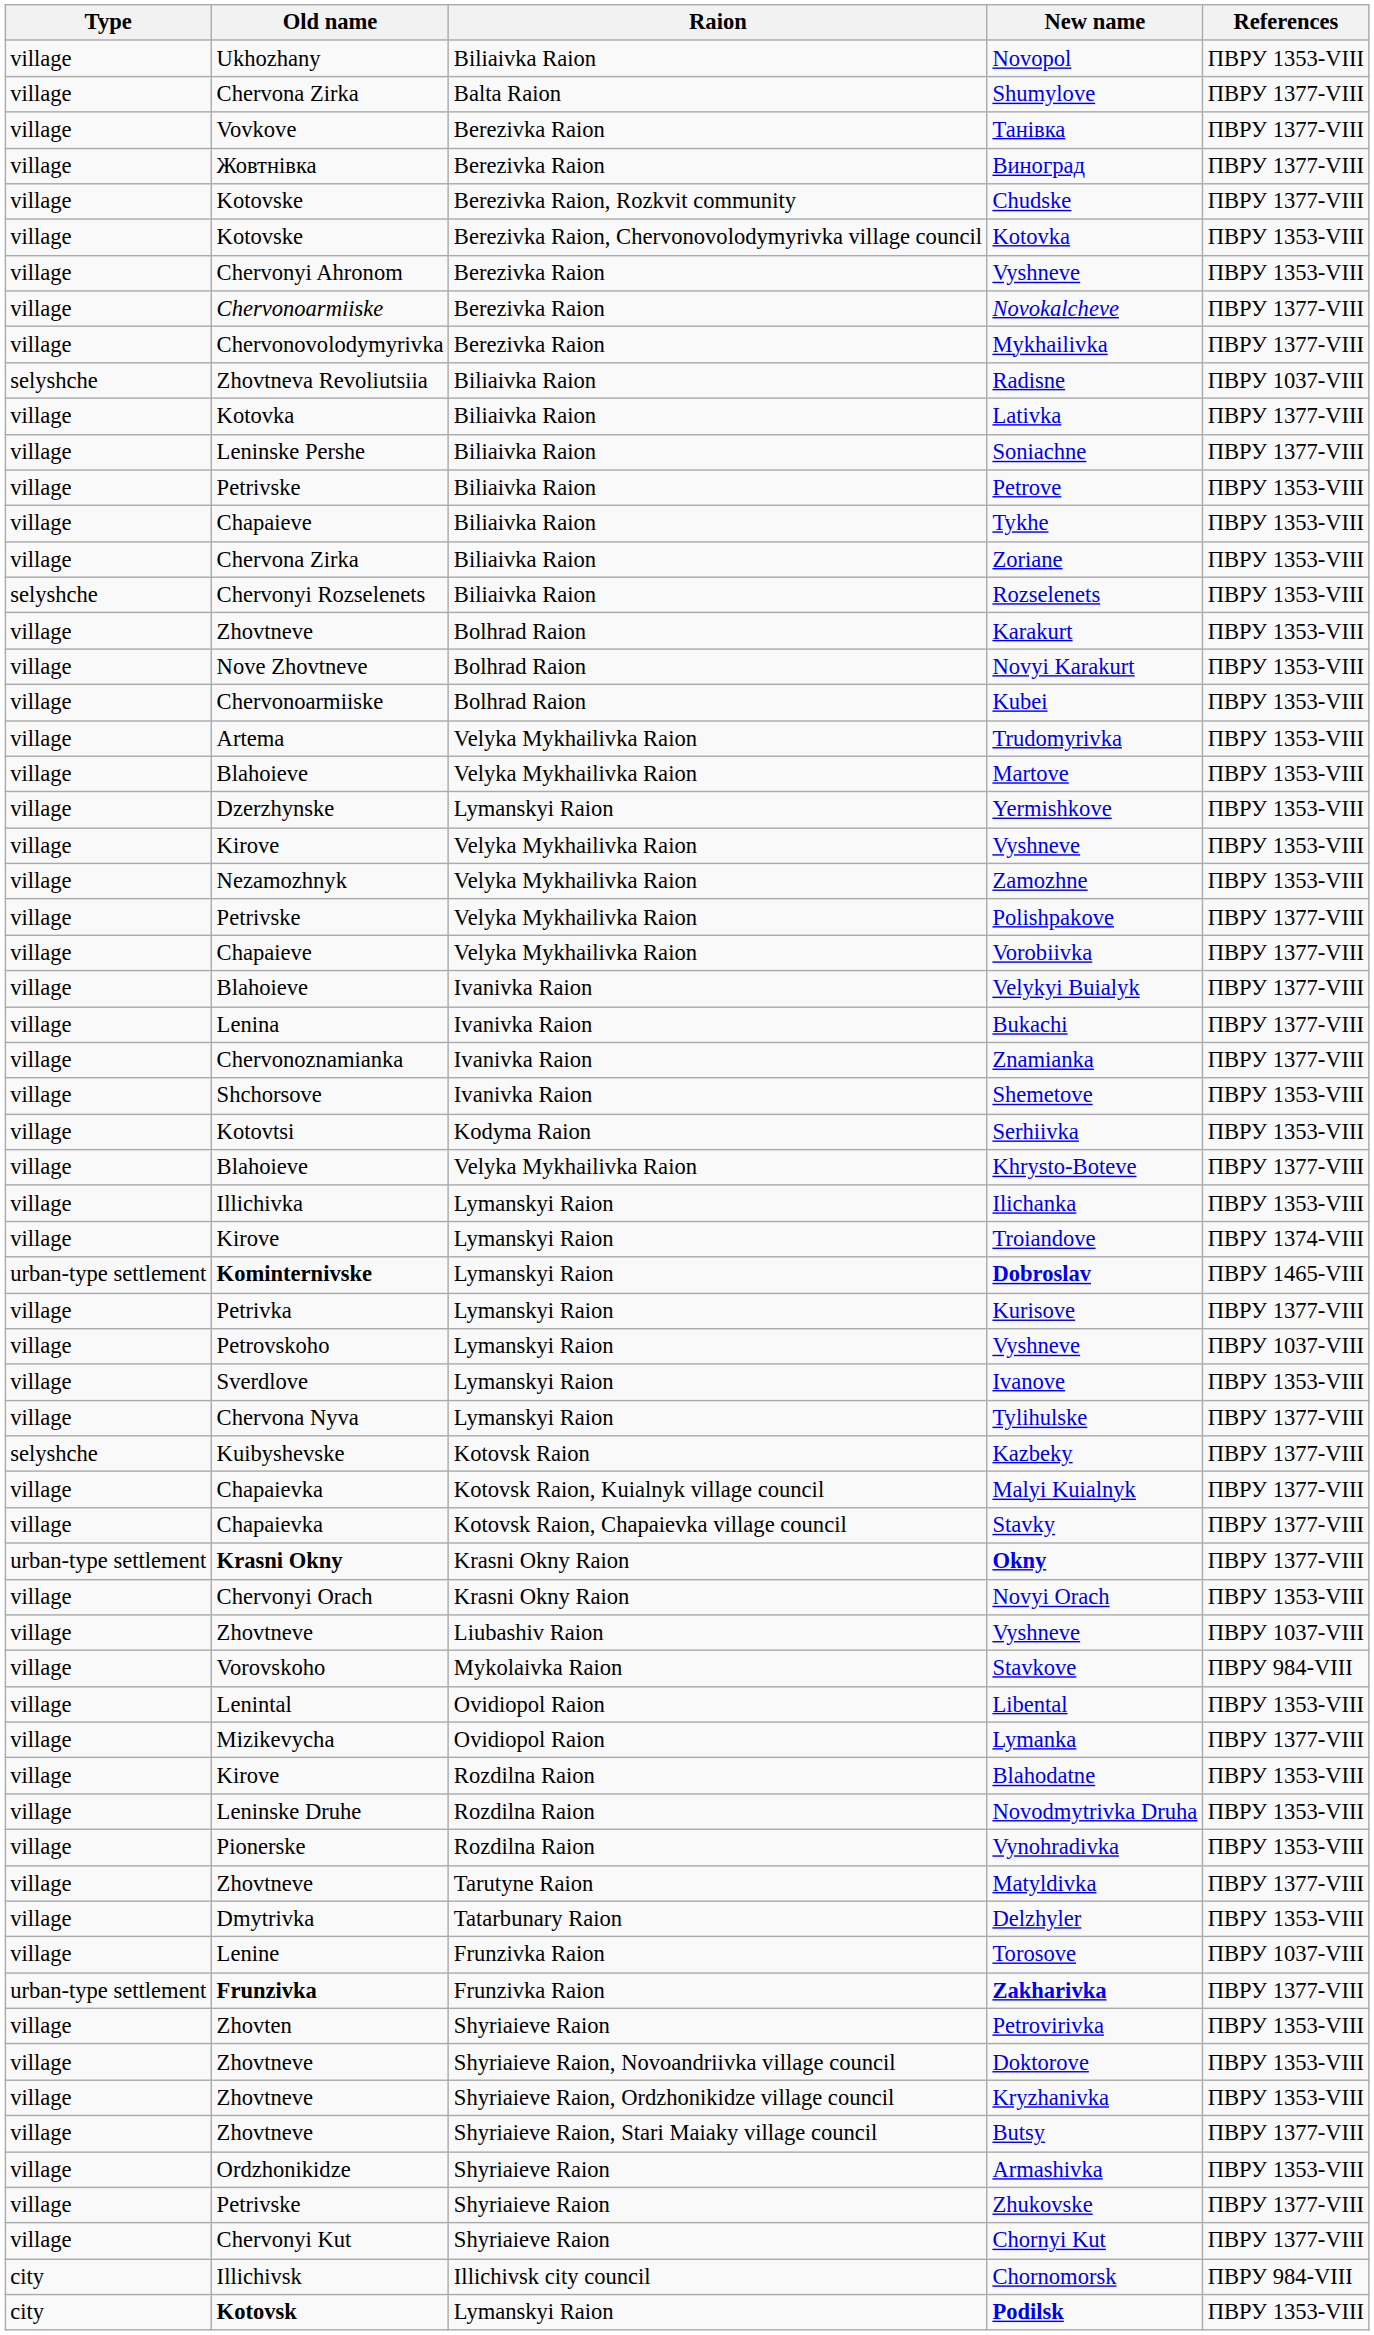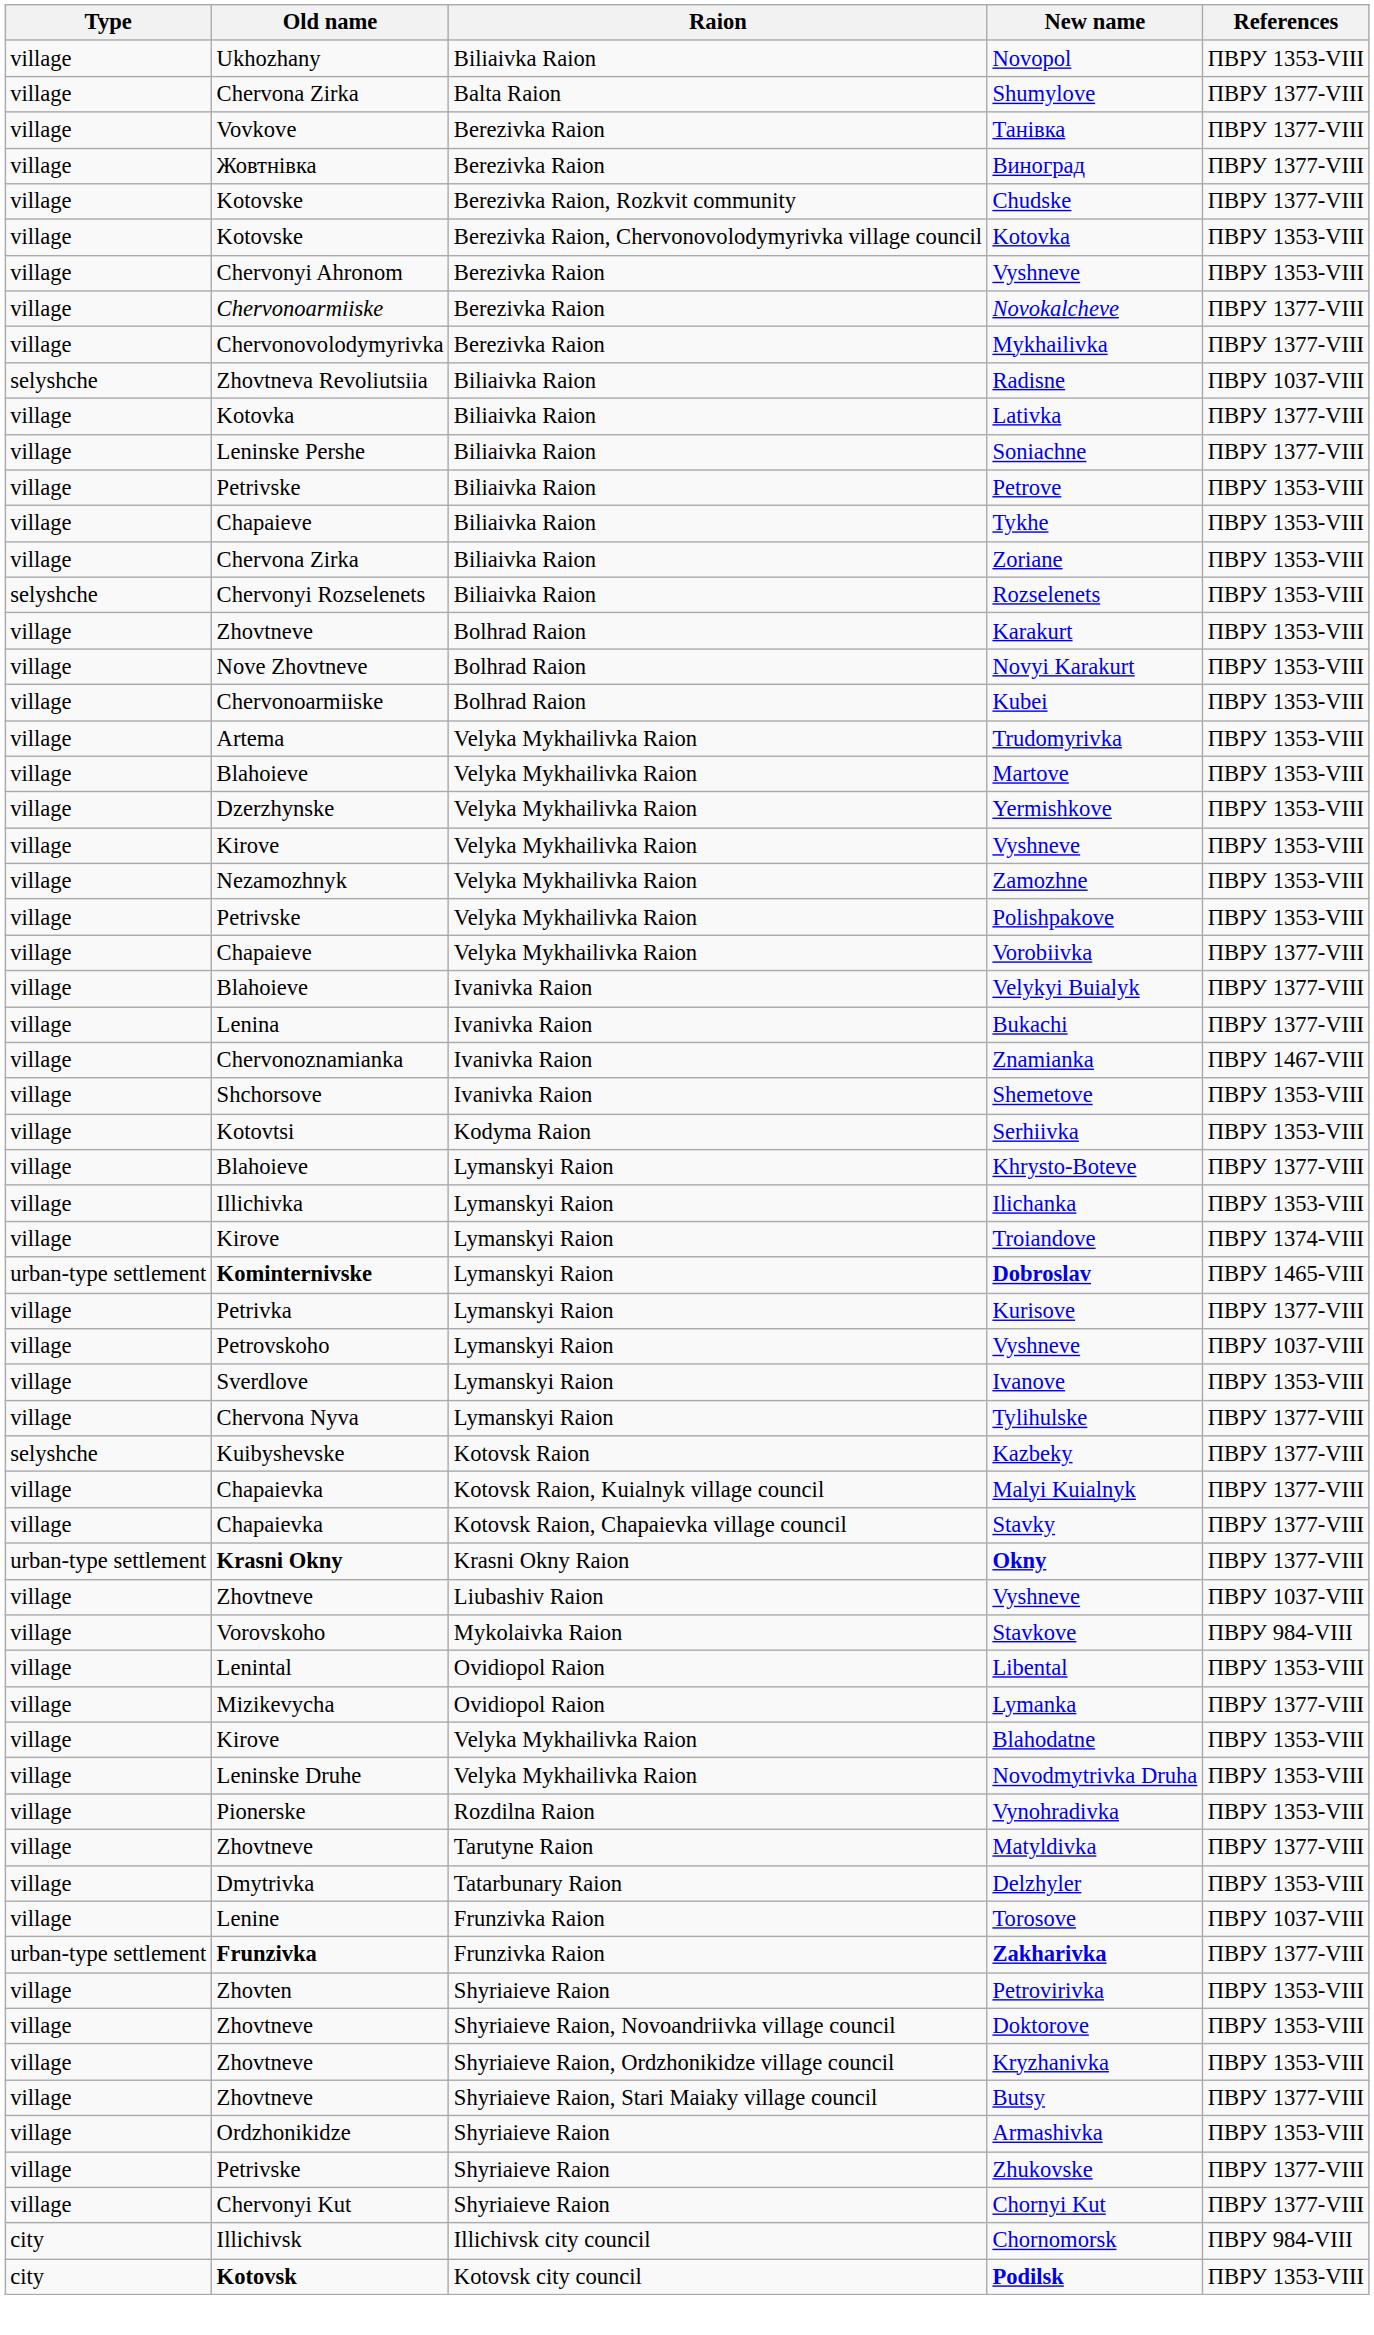(534, 809) Lymanskyi Raion -> (575, 809) Velyka Mykhailivka Raion
(1286, 916) ПВРУ 1377-VIII -> (1286, 916) ПВРУ 1353-VIII
(1286, 1059) ПВРУ 1377-VIII -> (1286, 1059) ПВРУ 1467-VIII
(575, 1167) Velyka Mykhailivka Raion -> (534, 1167) Lymanskyi Raion
- row: (295, 1596)
(524, 1775) Rozdilna Raion -> (575, 1739) Velyka Mykhailivka Raion
(524, 1811) Rozdilna Raion -> (575, 1775) Velyka Mykhailivka Raion
(534, 2312) Lymanskyi Raion -> (548, 2276) Kotovsk city council
